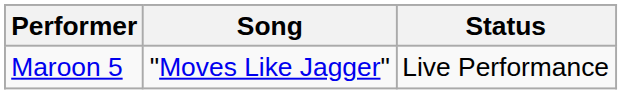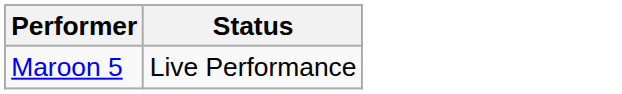- column: (270, 25)
